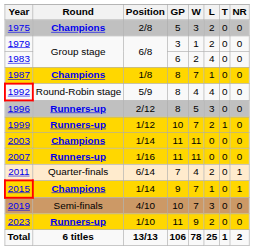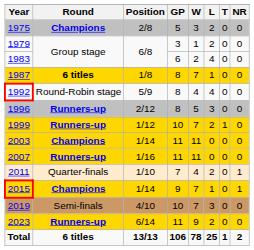(78, 75) Champions -> (78, 75) 6 titles
(145, 172) 6/14 -> (145, 172) 1/10
(145, 221) 1/10 -> (145, 221) 6/14
